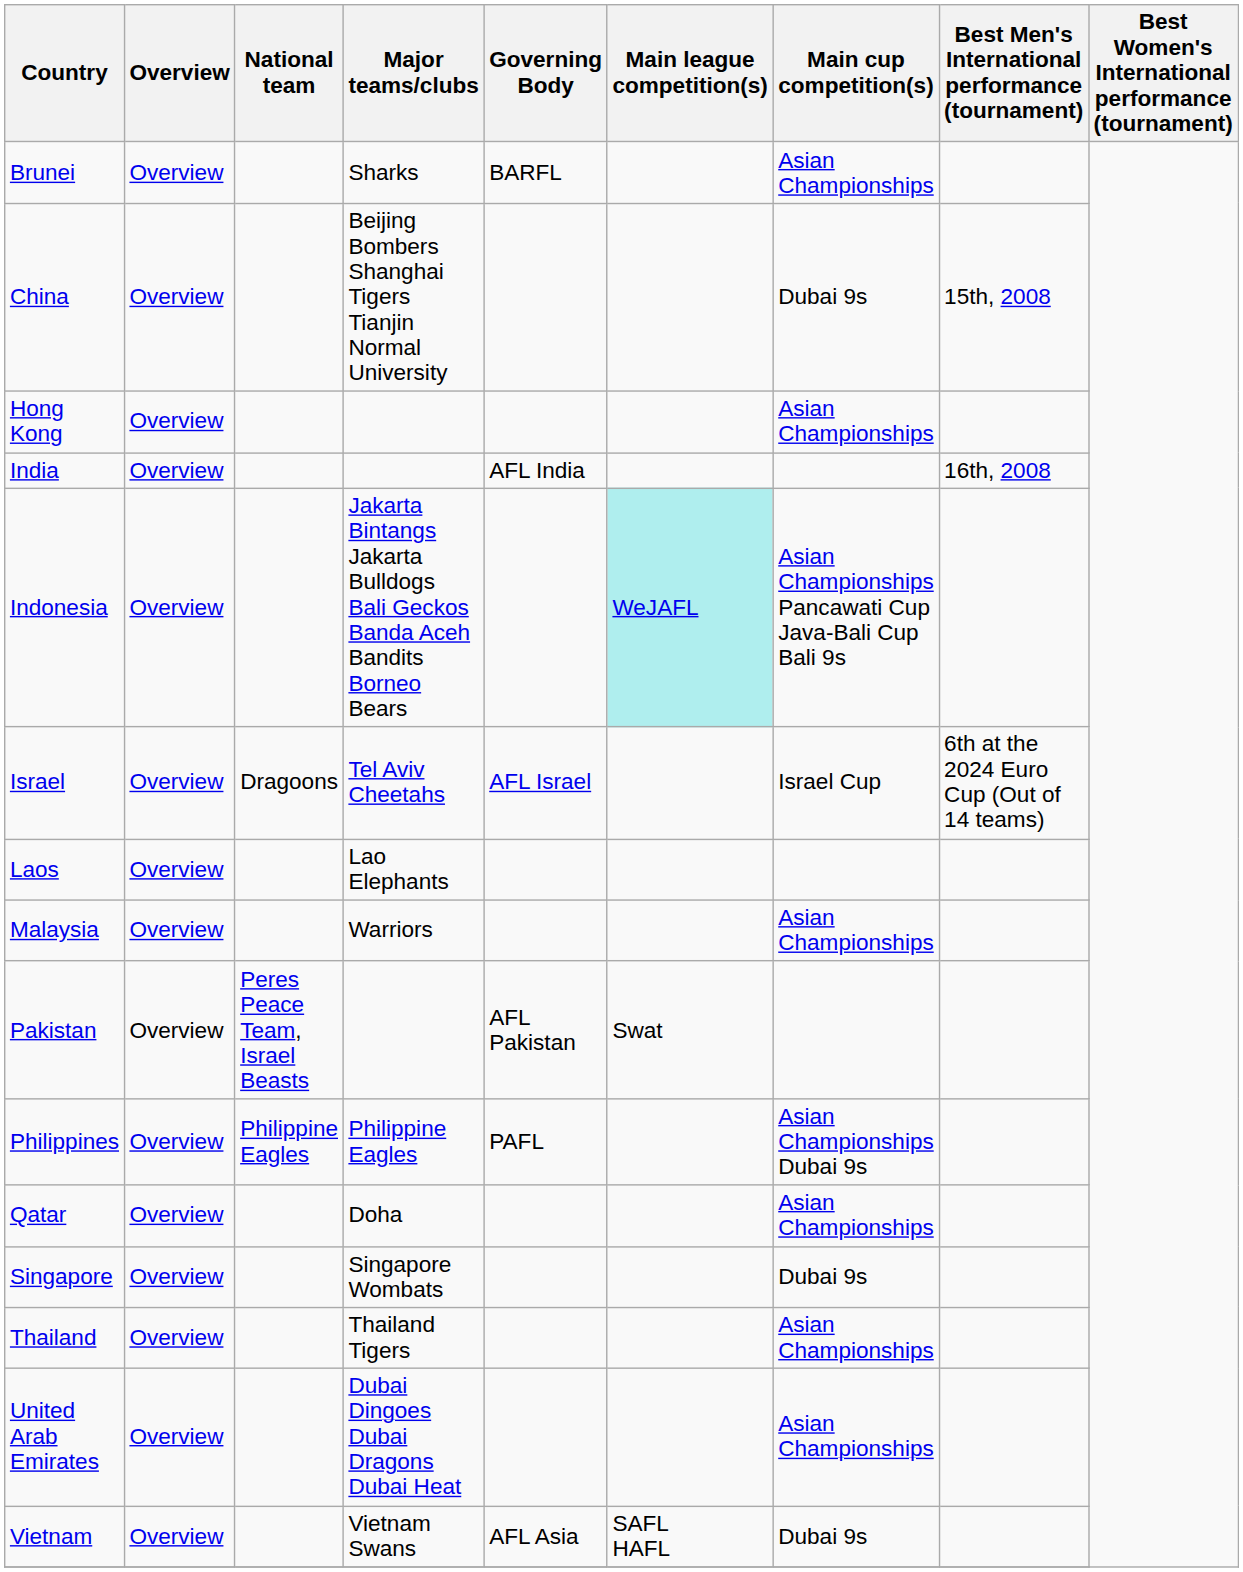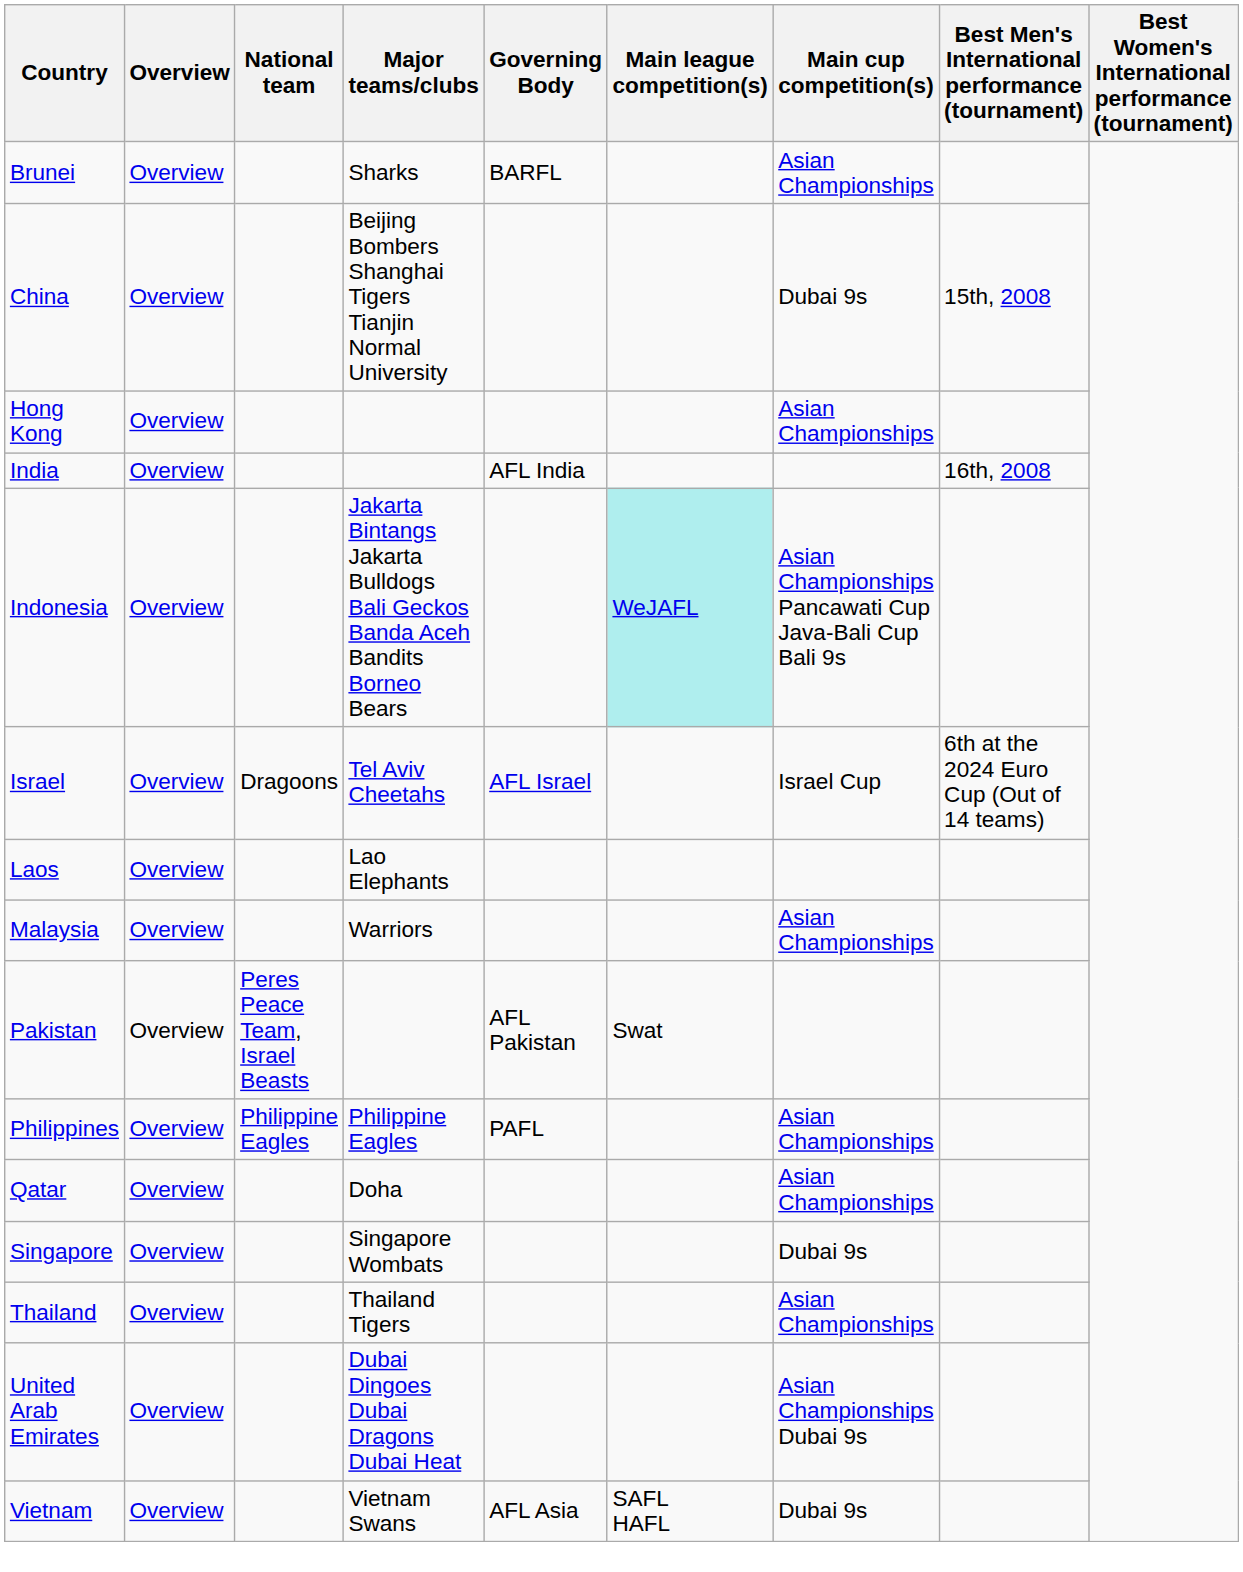(856, 1141) Asian Championships Dubai 9s -> (856, 1128) Asian Championships
(856, 1436) Asian Championships -> (856, 1411) Asian Championships Dubai 9s
